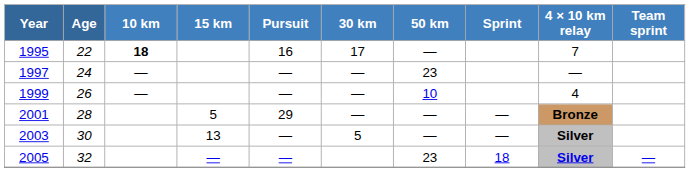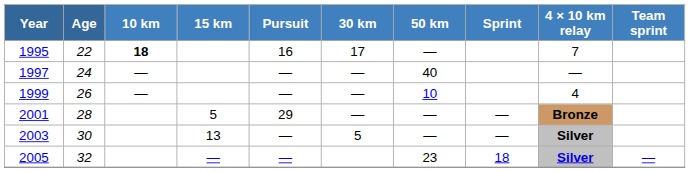(430, 73) 23 -> (430, 73) 40
